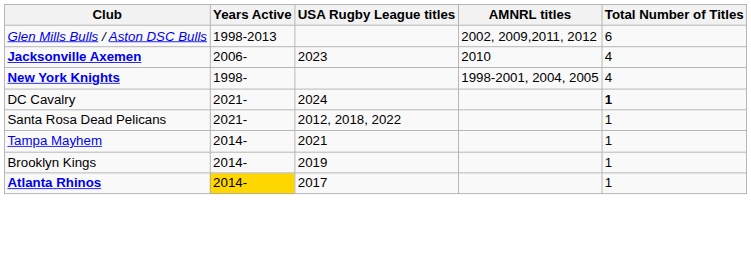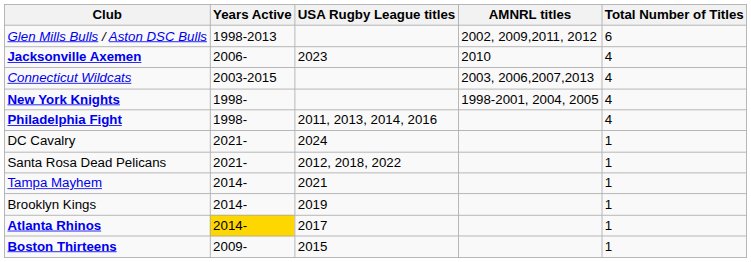+ row: (69, 78)
+ row: (65, 120)
(608, 99) bold -> (608, 141) normal
+ row: (62, 246)
